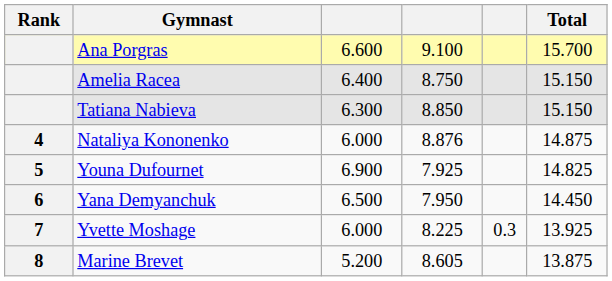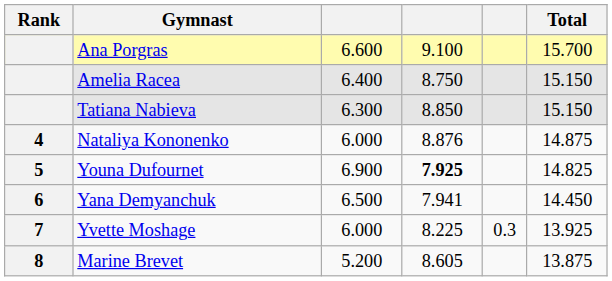(442, 170) normal -> (442, 170) bold
(442, 200) 7.950 -> (442, 200) 7.941
